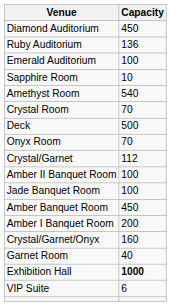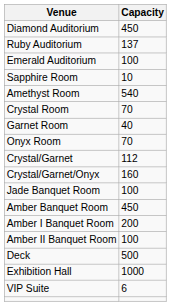(130, 45) 136 -> (130, 45) 137
rows swapped: (37, 256) <-> (18, 126)
rows swapped: (53, 239) <-> (62, 175)
(133, 272) bold -> (133, 272) normal
